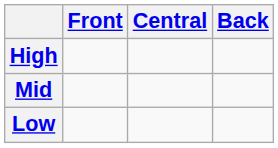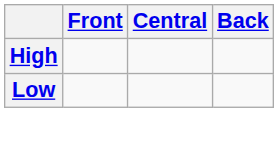- row: (34, 90)
